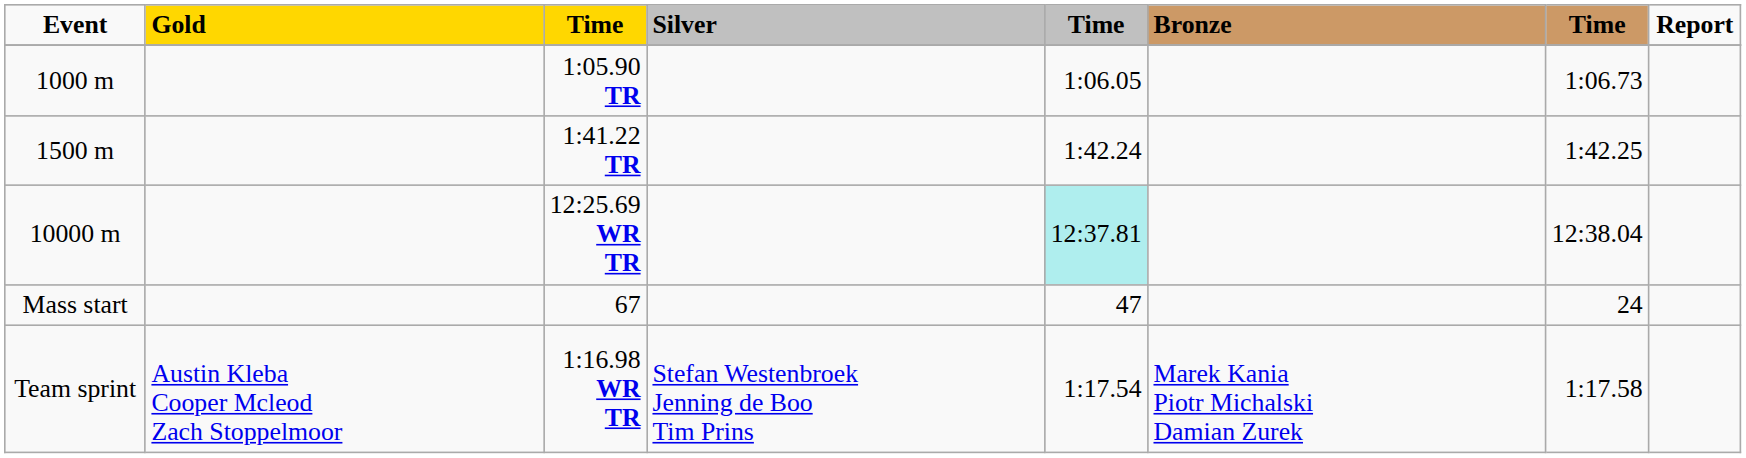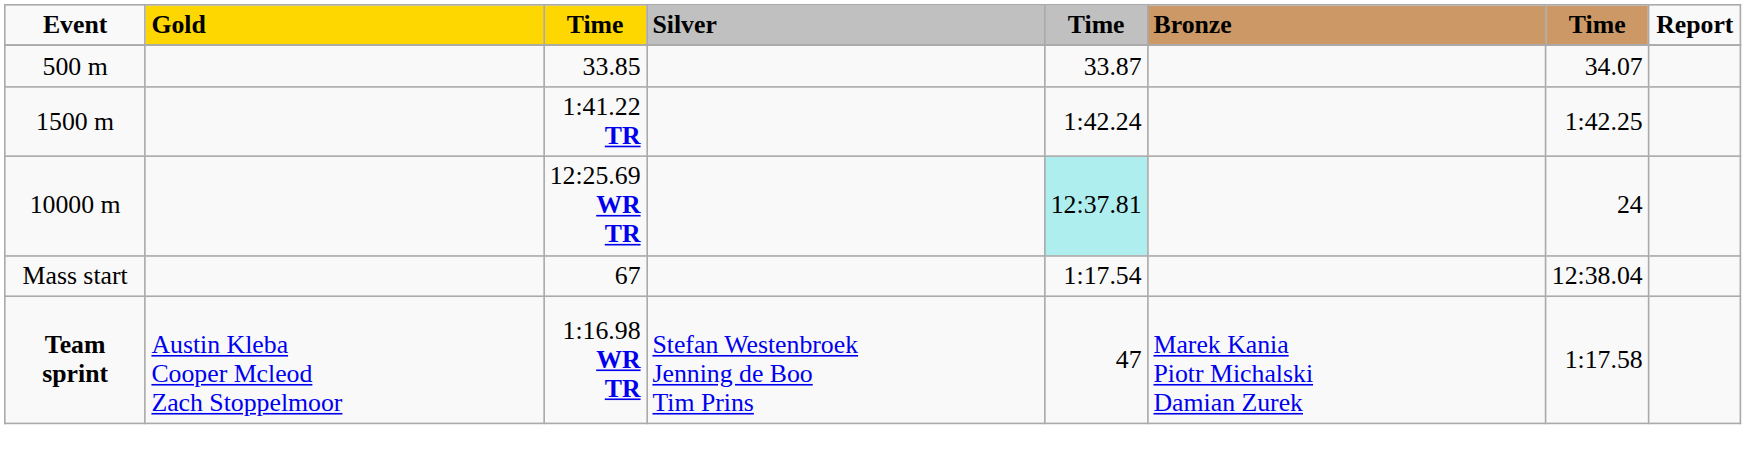+ row: (612, 65)
- row: (602, 80)
(1597, 234) 12:38.04 -> (1630, 205) 24
(1129, 304) 47 -> (1103, 275) 1:17.54
(1630, 304) 24 -> (1597, 275) 12:38.04
(75, 388) normal -> (75, 359) bold
(1103, 388) 1:17.54 -> (1129, 359) 47
